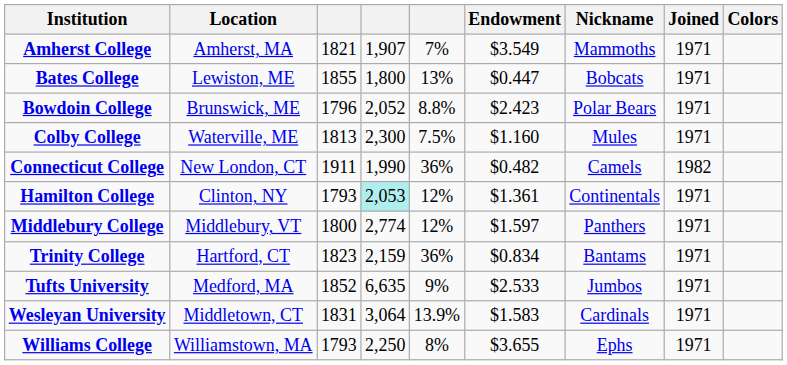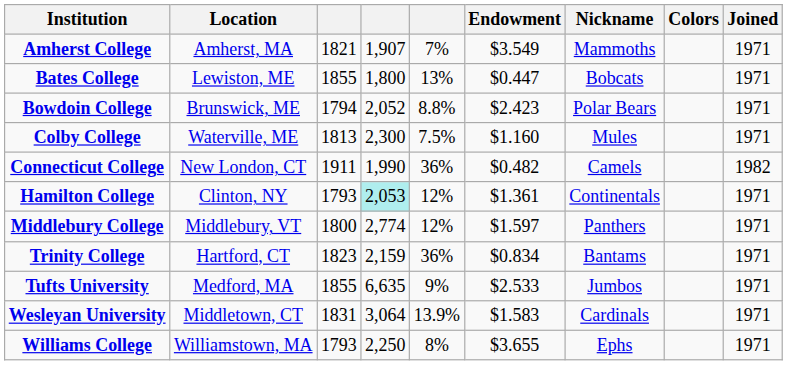columns swapped: (694, 19) <-> (753, 19)
(339, 108) 1796 -> (339, 108) 1794
(339, 285) 1852 -> (339, 285) 1855
